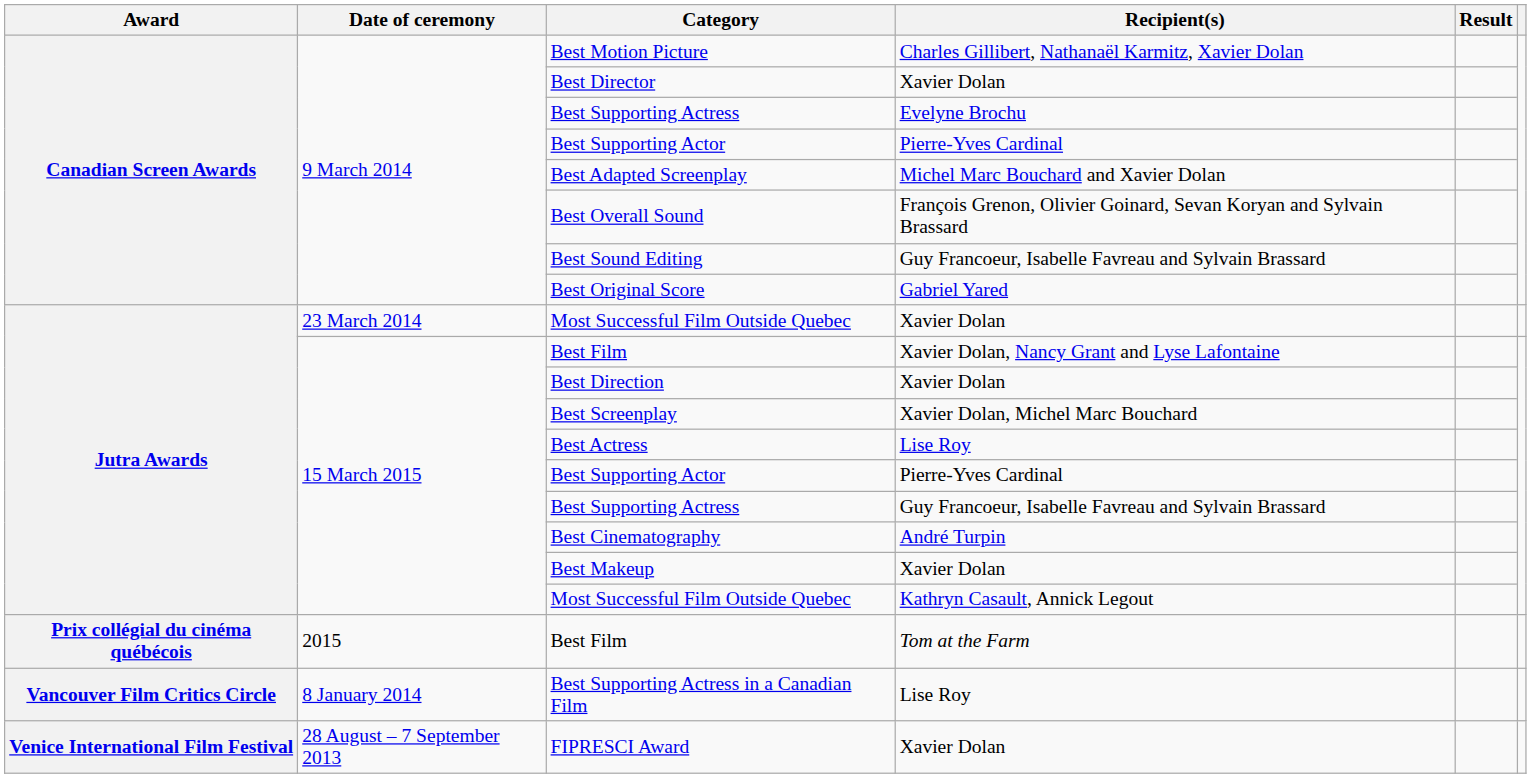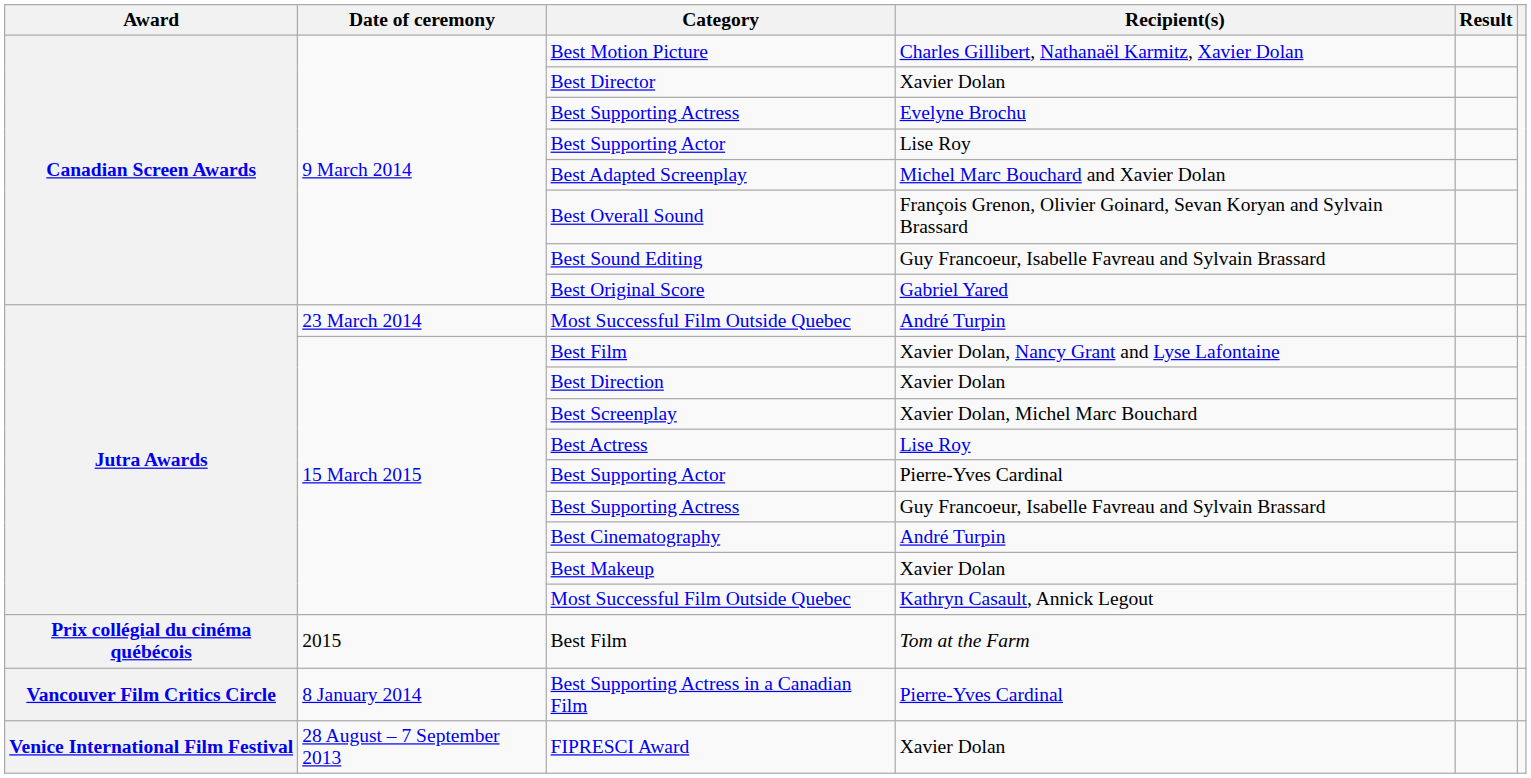(981, 143) Pierre-Yves Cardinal -> (935, 143) Lise Roy
(953, 320) Xavier Dolan -> (953, 320) André Turpin
(935, 694) Lise Roy -> (981, 694) Pierre-Yves Cardinal
